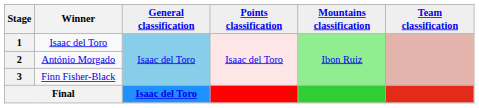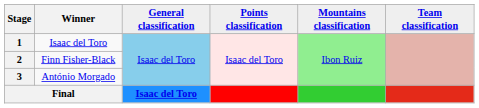(78, 60) António Morgado -> (78, 60) Finn Fisher-Black
(78, 77) Finn Fisher-Black -> (78, 77) António Morgado
